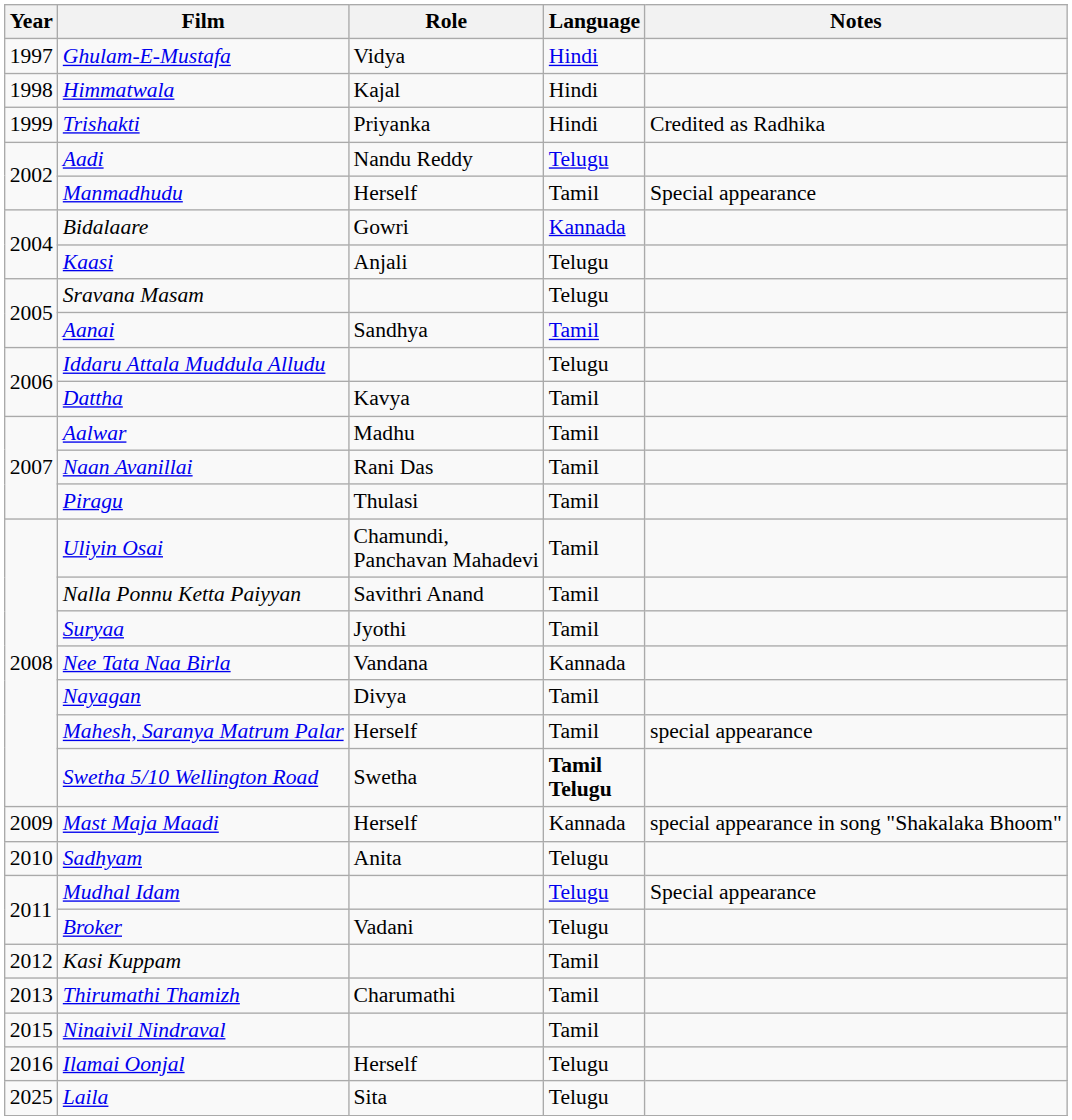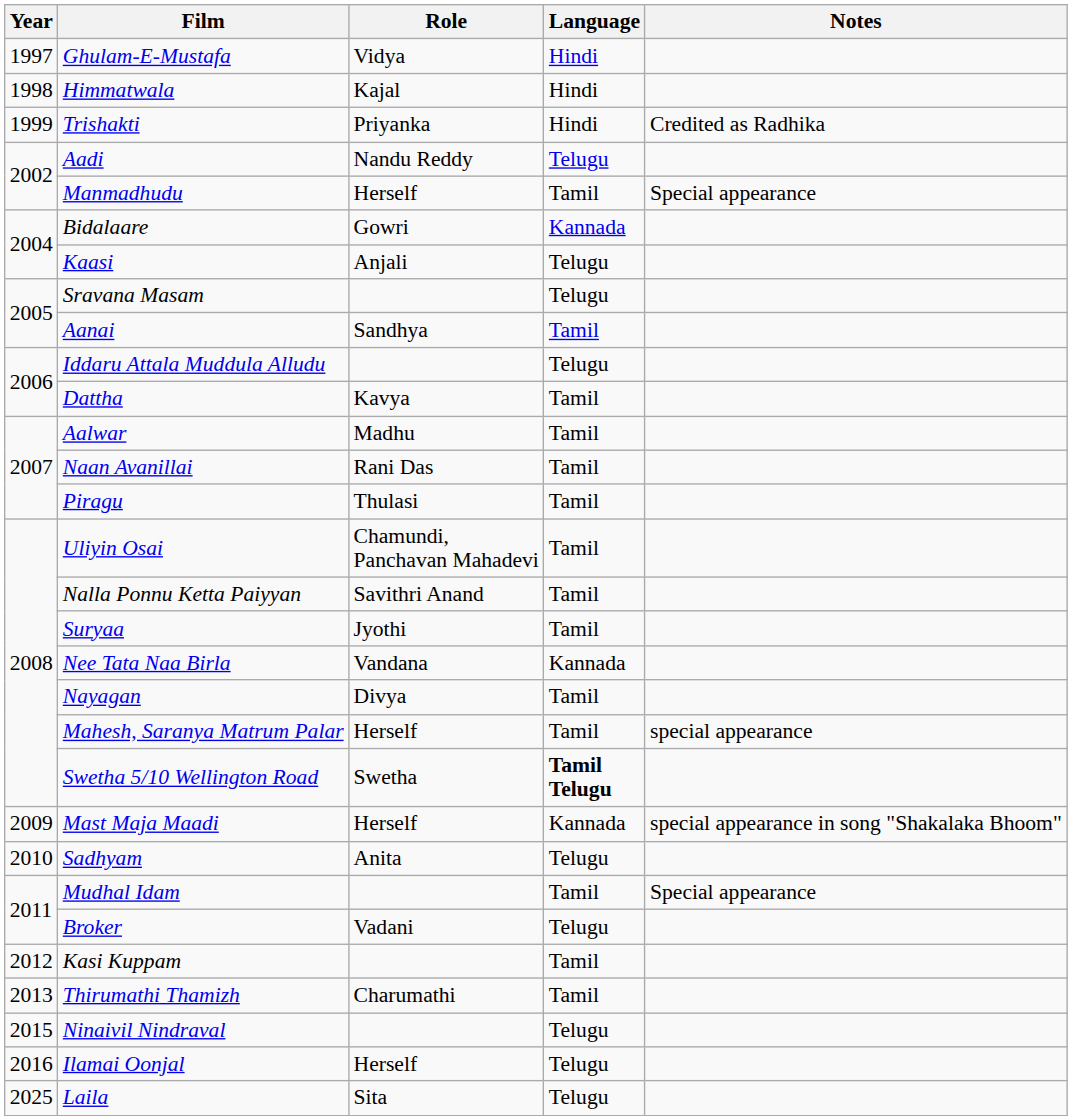(579, 892) Telugu -> (574, 892) Tamil
(574, 1029) Tamil -> (579, 1029) Telugu
